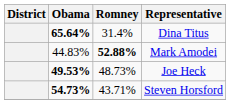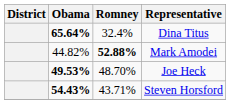(117, 33) 31.4% -> (117, 33) 32.4%
(71, 52) 44.83% -> (71, 52) 44.82%
(117, 71) 48.73% -> (117, 71) 48.70%
(71, 90) 54.73% -> (71, 90) 54.43%
